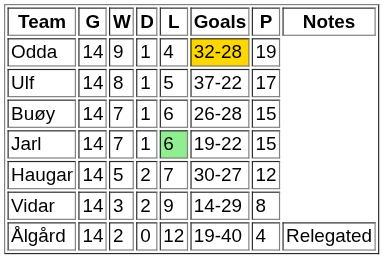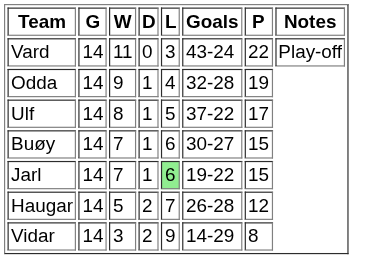+ row: (30, 52)
(218, 52) gold background -> (210, 82) no background
(218, 113) 26-28 -> (210, 144) 30-27
(218, 175) 30-27 -> (210, 205) 26-28
- row: (38, 236)
